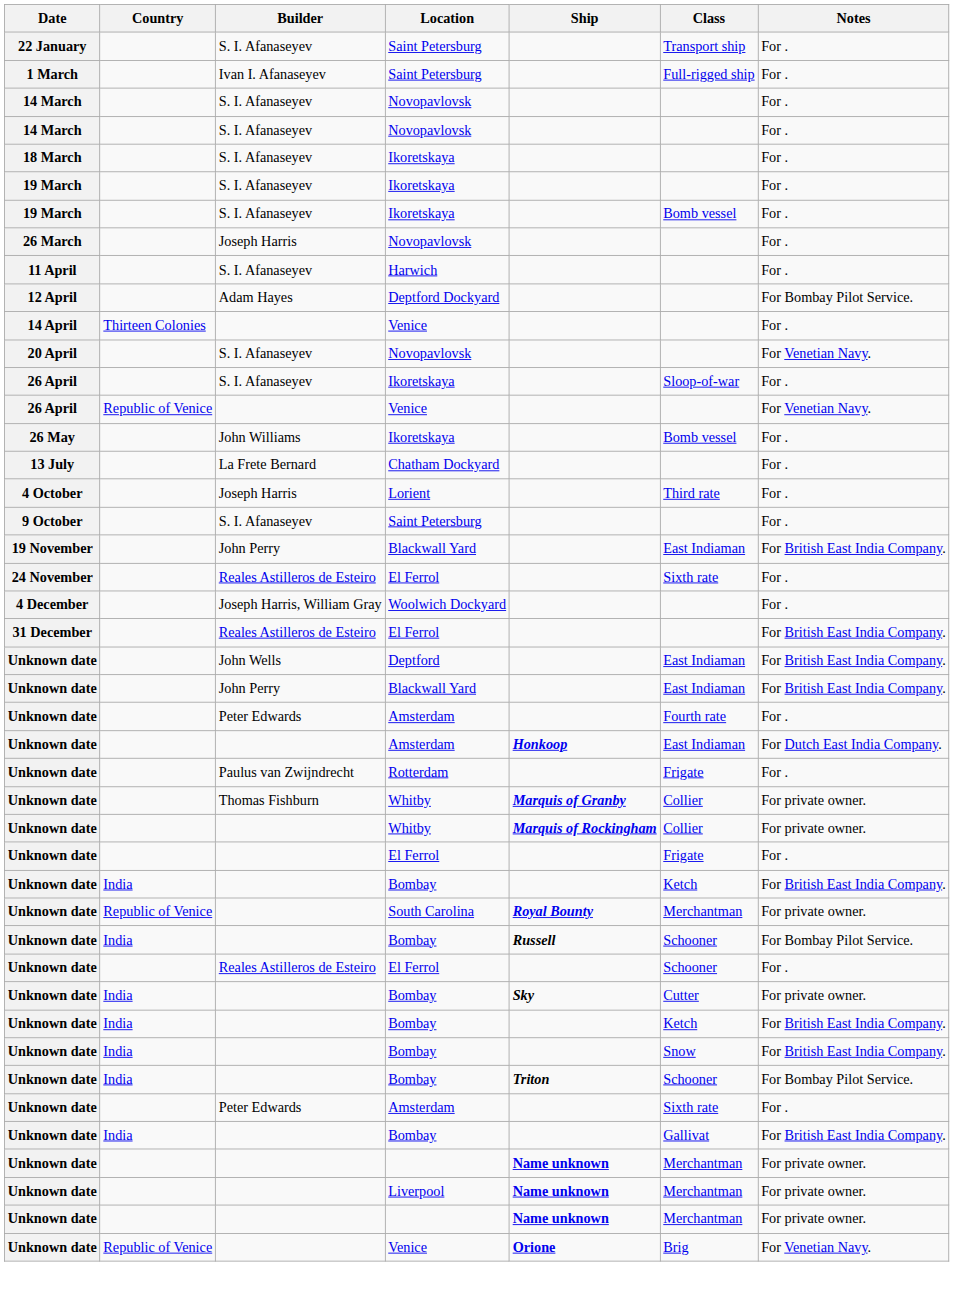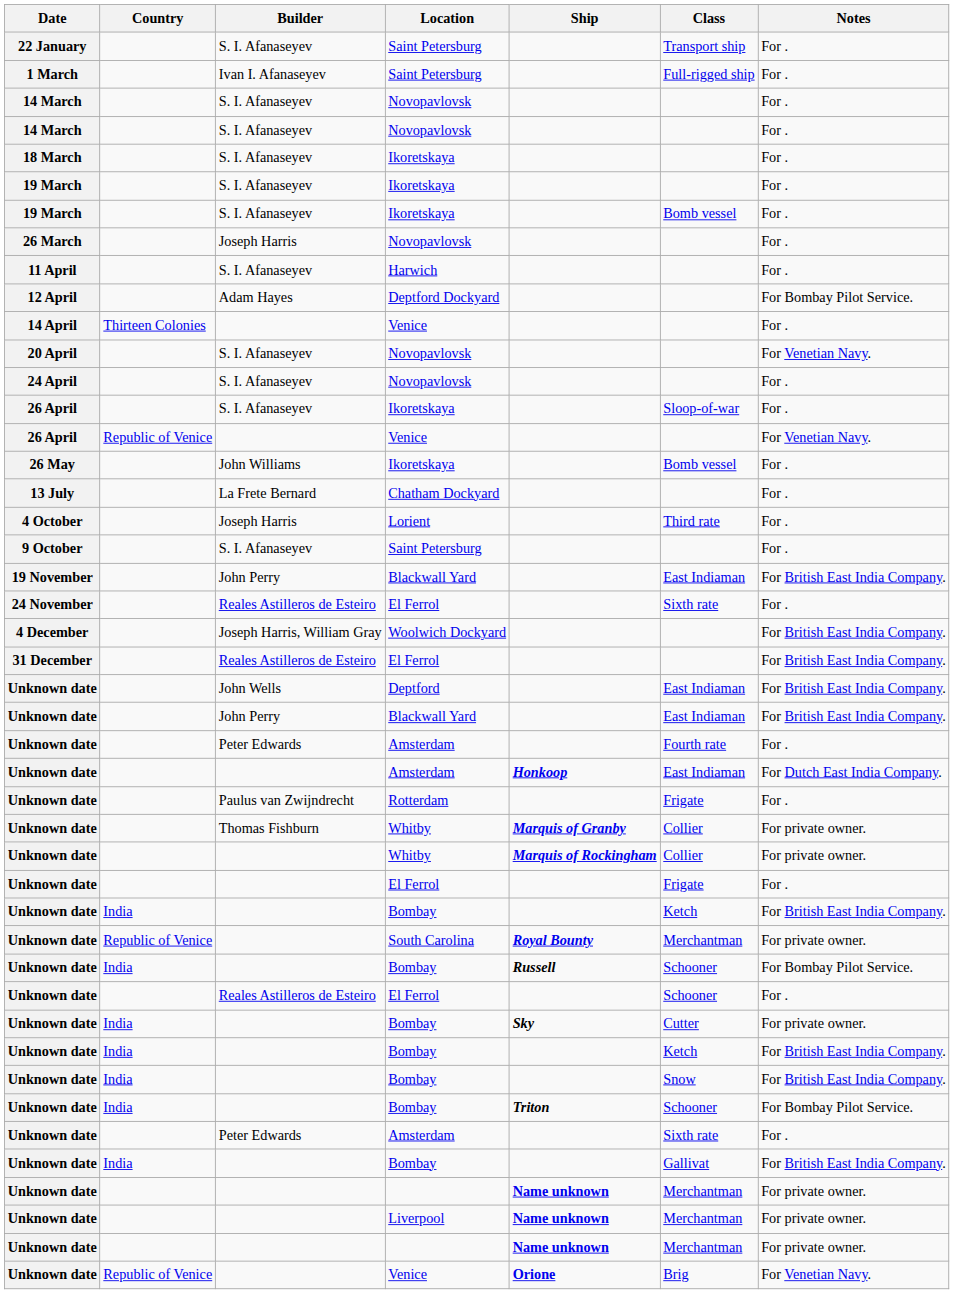+ row: (52, 381)
(775, 604) For . -> (853, 632) For British East India Company.
